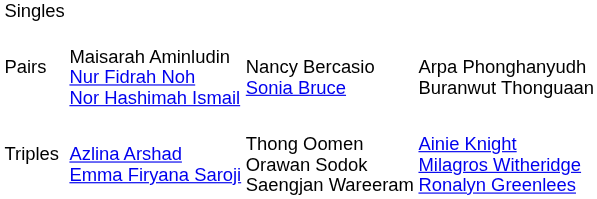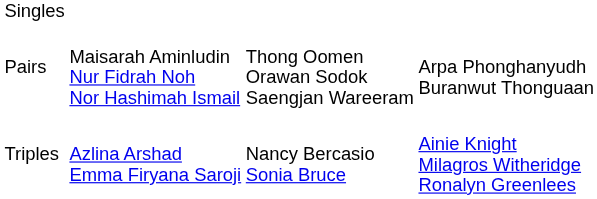(310, 77) Nancy Bercasio Sonia Bruce -> (330, 77) Thong Oomen Orawan Sodok Saengjan Wareeram
(330, 164) Thong Oomen Orawan Sodok Saengjan Wareeram -> (310, 164) Nancy Bercasio Sonia Bruce
